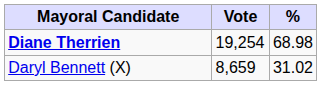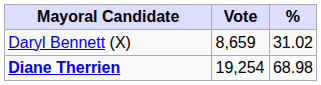rows swapped: (64, 42) <-> (70, 67)
